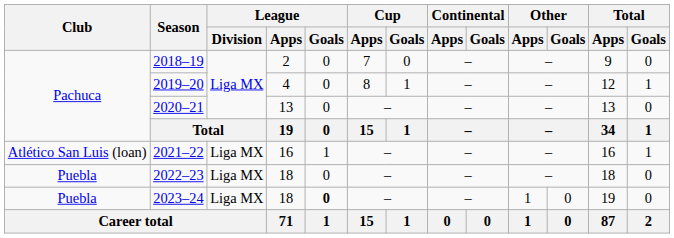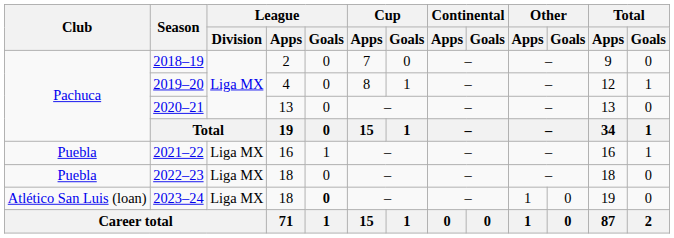(77, 152) Atlético San Luis (loan) -> (77, 152) Puebla
(77, 198) Puebla -> (77, 198) Atlético San Luis (loan)
